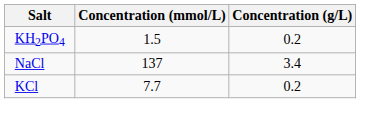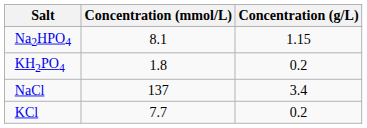+ row: (43, 39)
(152, 39) 1.5 -> (158, 65) 1.8
